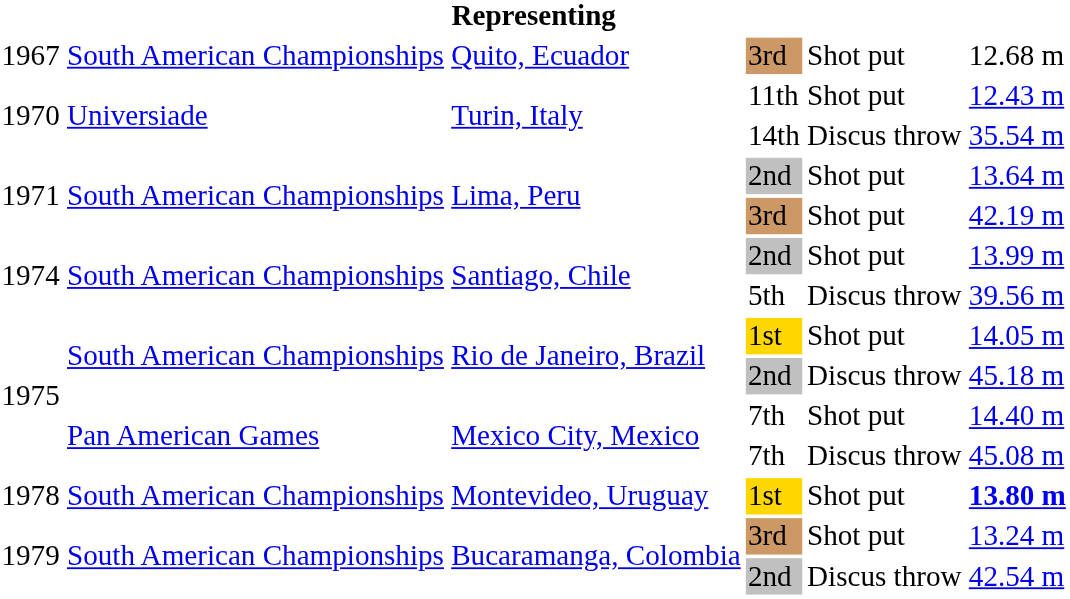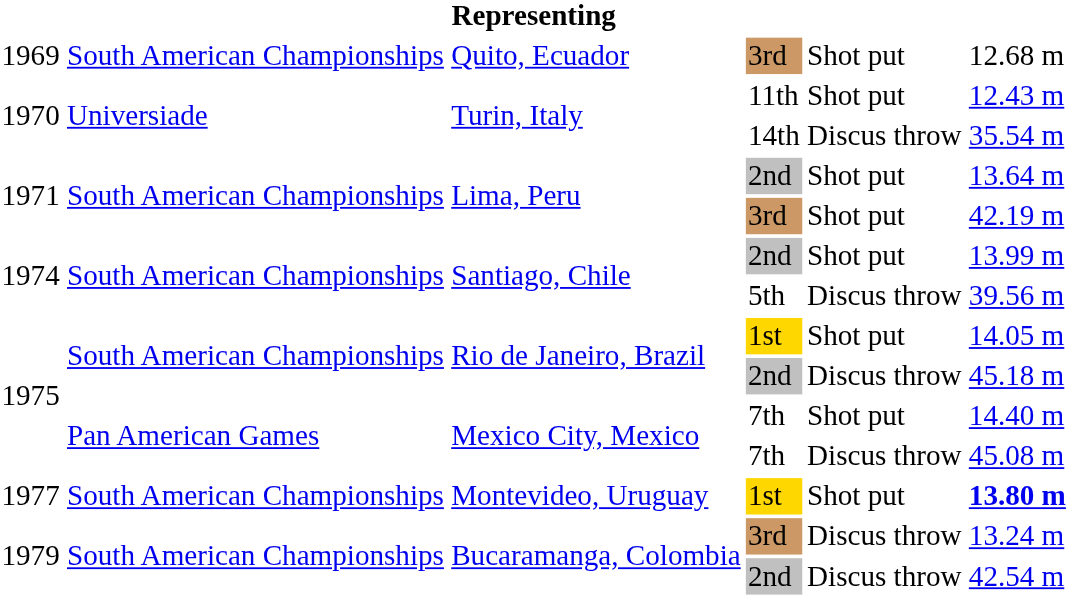(31, 55) 1967 -> (31, 55) 1969
(31, 495) 1978 -> (31, 495) 1977
(856, 535) Shot put -> (884, 535) Discus throw
